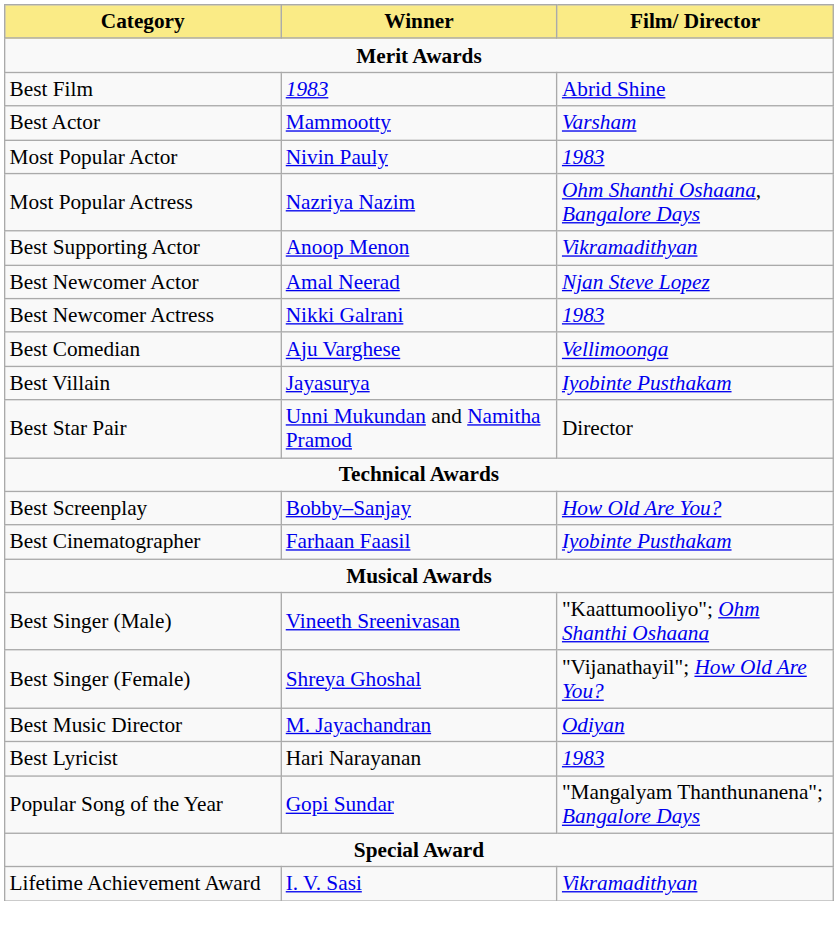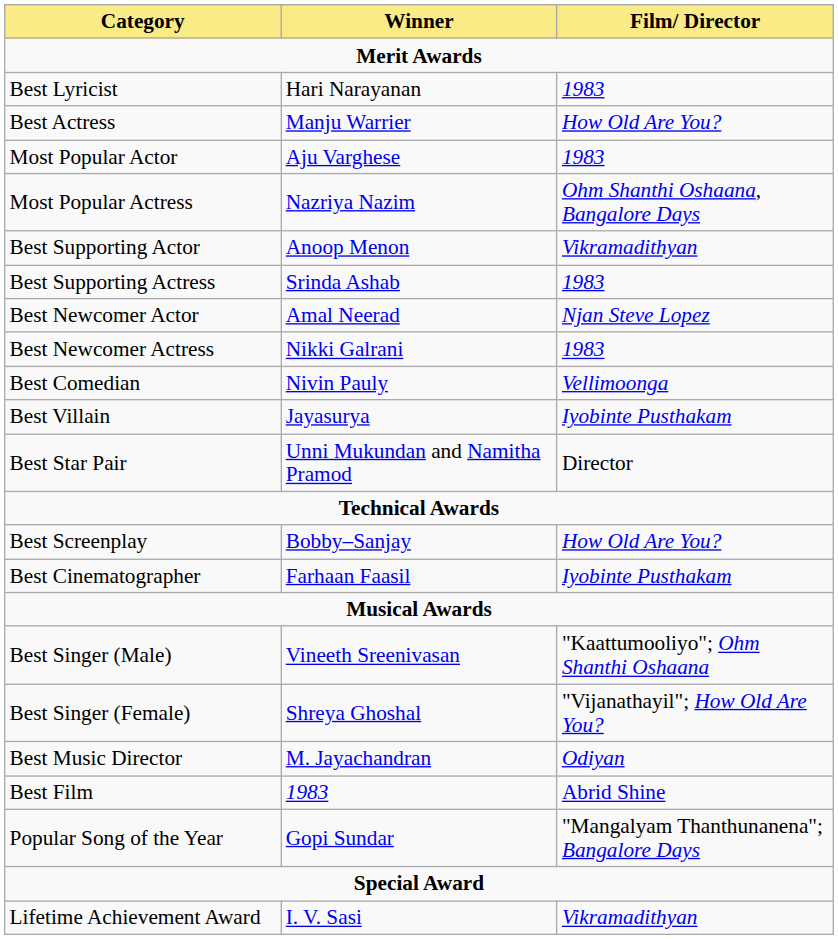rows swapped: (51, 88) <-> (64, 758)
- row: (55, 122)
+ row: (62, 122)
(337, 156) Nivin Pauly -> (343, 156) Aju Varghese
+ row: (112, 281)
(343, 349) Aju Varghese -> (337, 382) Nivin Pauly
